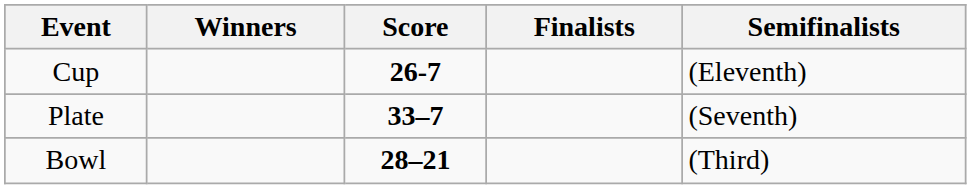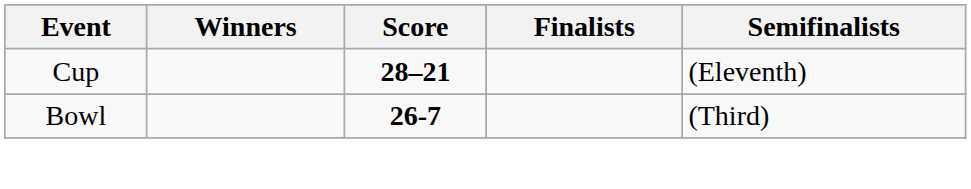(415, 71) 26-7 -> (415, 71) 28–21
- row: (76, 115)
(415, 159) 28–21 -> (415, 115) 26-7
